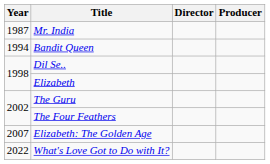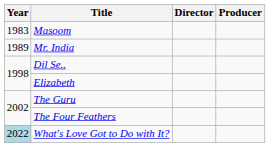+ row: (52, 30)
(18, 30) 1987 -> (18, 47) 1989
- row: (64, 47)
- row: (93, 133)
(18, 151) no background -> (18, 133) lightblue background
